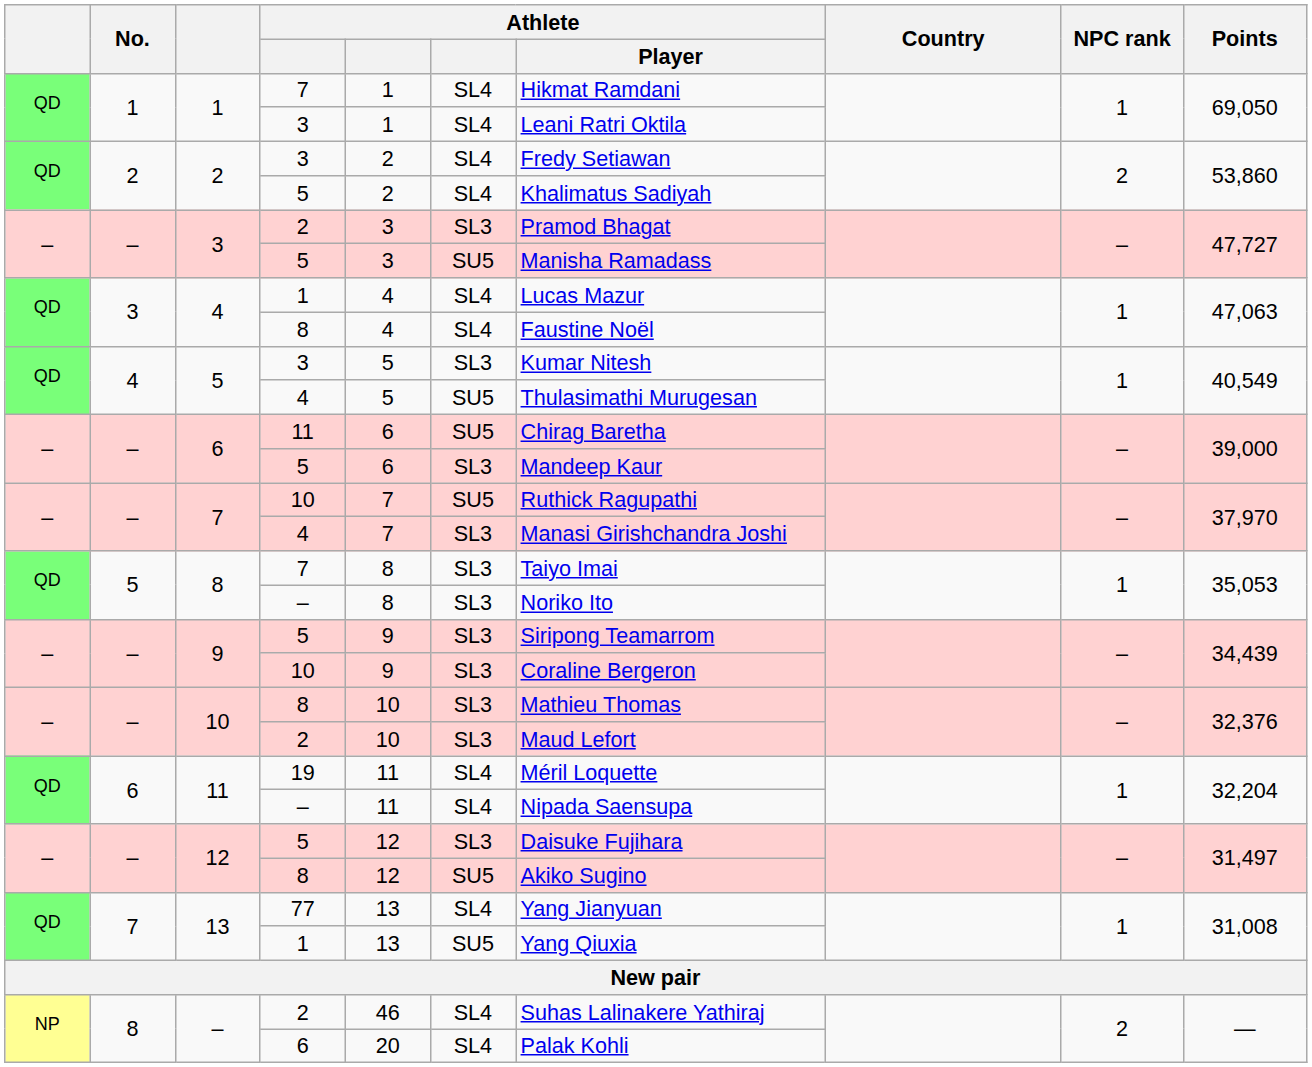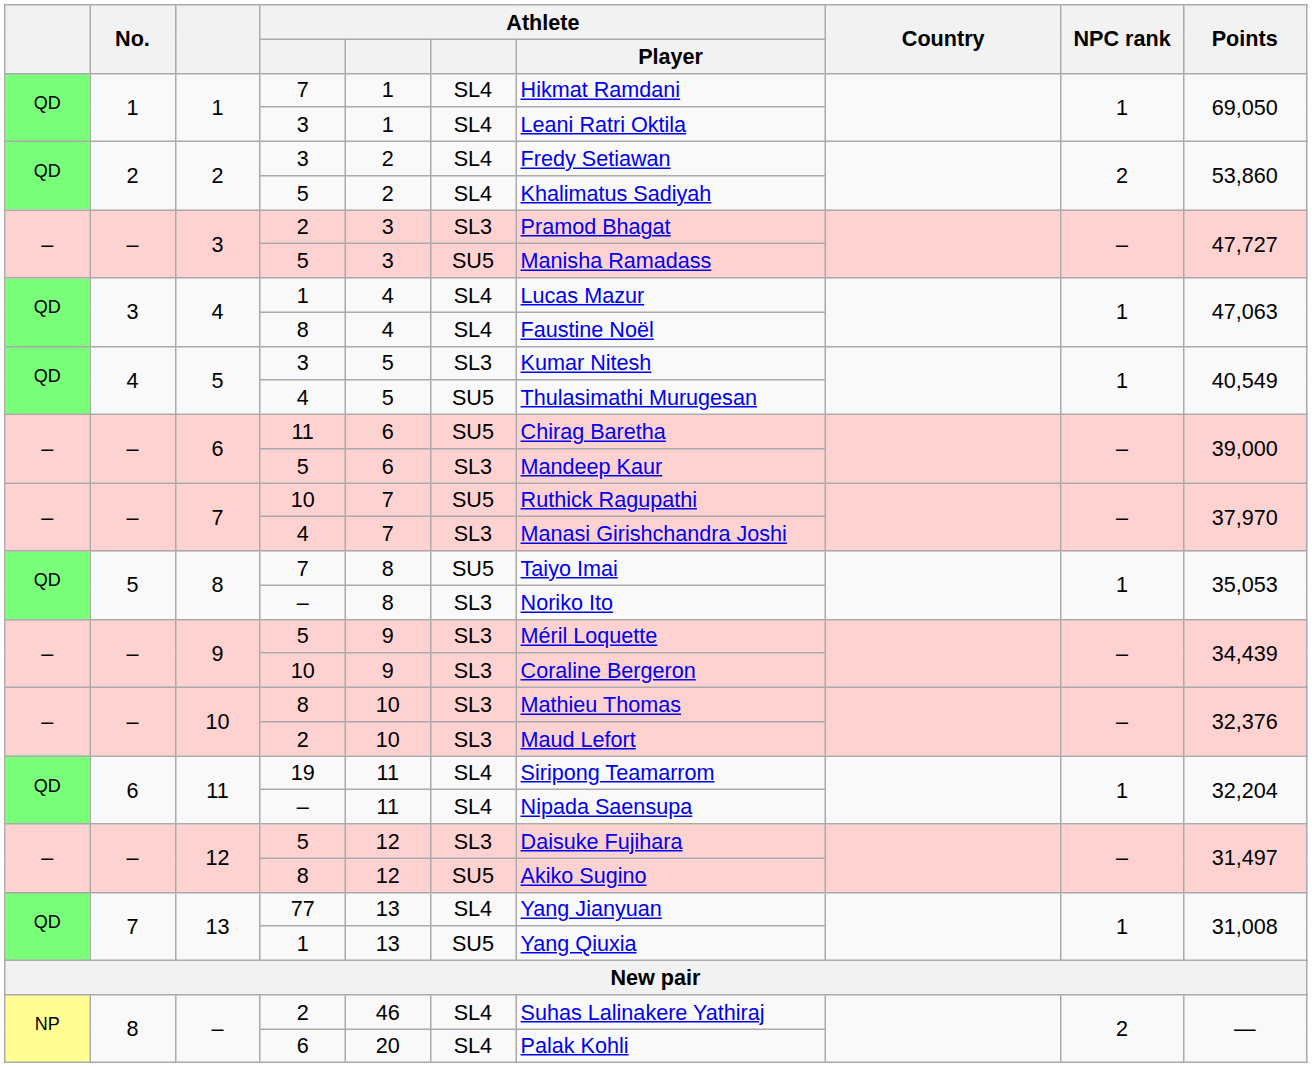(473, 568) SL3 -> (473, 568) SU5
(618, 636) Siripong Teamarrom -> (589, 636) Méril Loquette
(589, 773) Méril Loquette -> (618, 773) Siripong Teamarrom
